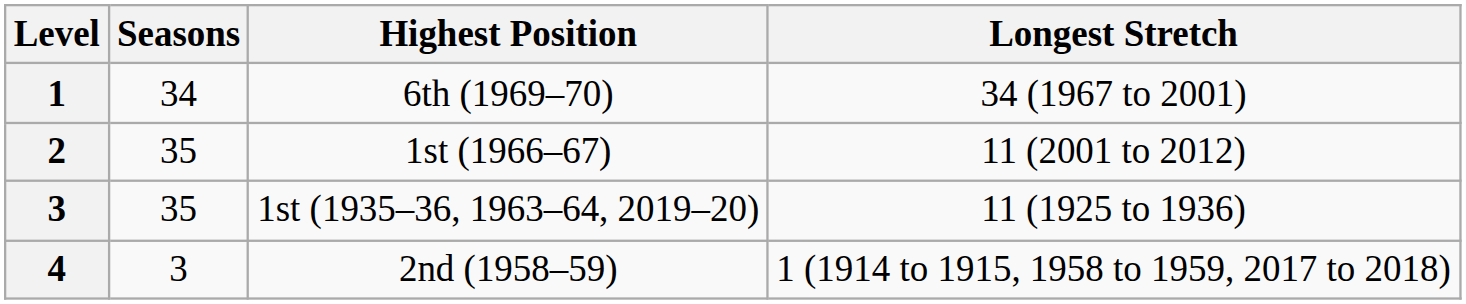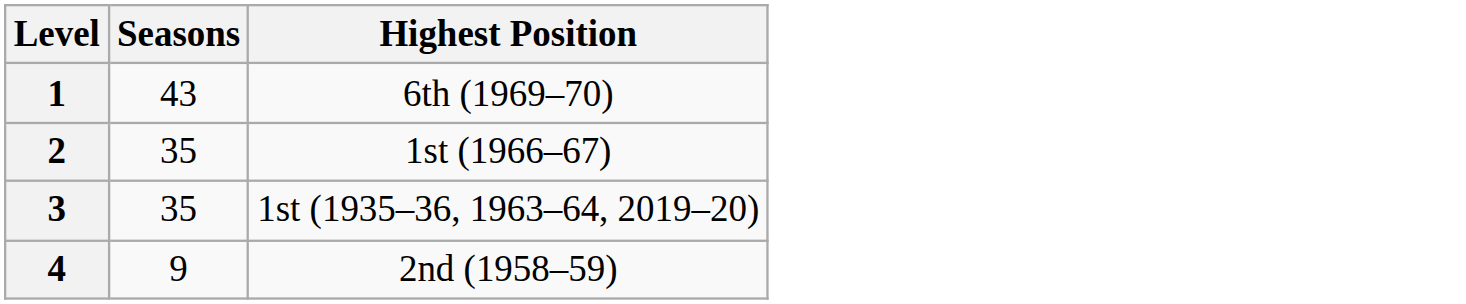- column: (1114, 33)
(179, 92) 34 -> (179, 92) 43
(179, 268) 3 -> (179, 268) 9
